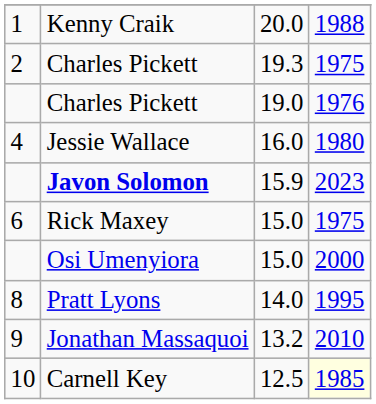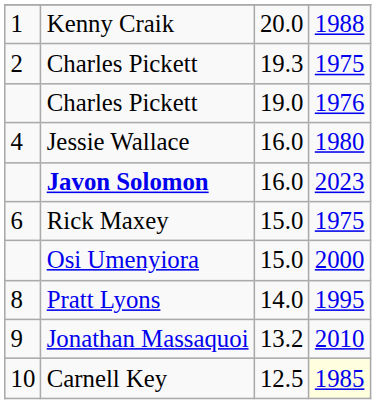(282, 181) 15.9 -> (282, 181) 16.0
